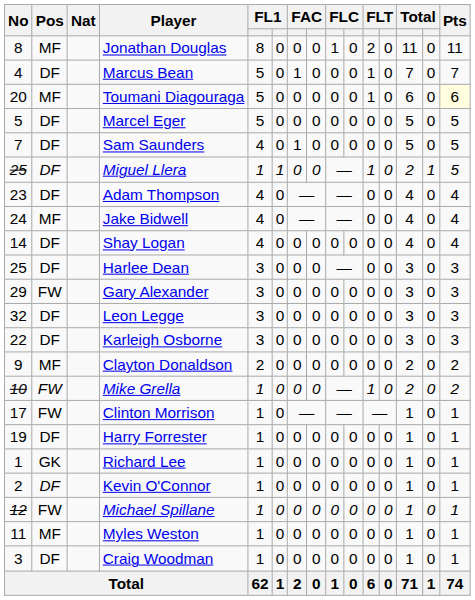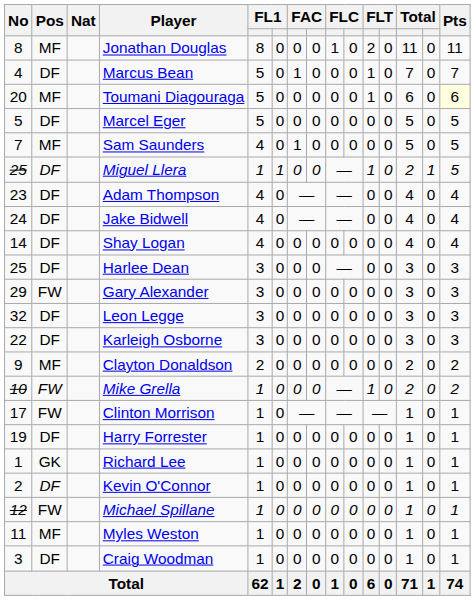(50, 145) DF -> (50, 145) MF
(50, 218) MF -> (50, 218) DF
